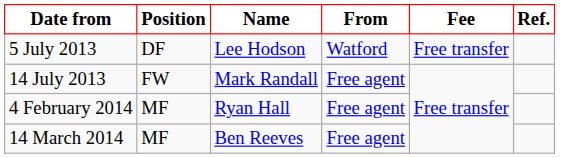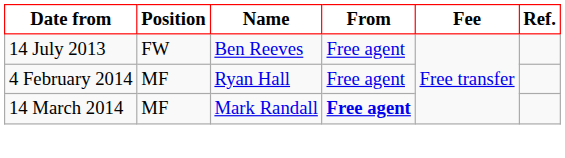- row: (53, 49)
(266, 78) Mark Randall -> (259, 49) Ben Reeves
(259, 138) Ben Reeves -> (266, 108) Mark Randall
(366, 138) normal -> (369, 108) bold
